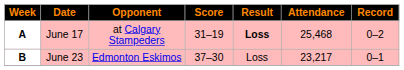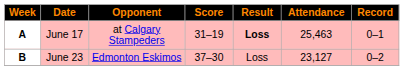(316, 35) 25,468 -> (316, 35) 25,463
(375, 35) 0–2 -> (375, 35) 0–1
(316, 57) 23,217 -> (316, 57) 23,127
(375, 57) 0–1 -> (375, 57) 0–2
